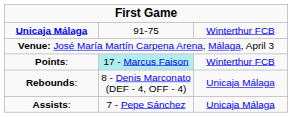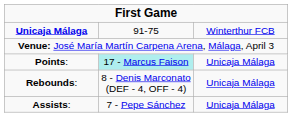(240, 62) Winterthur FCB -> (240, 62) Unicaja Málaga
